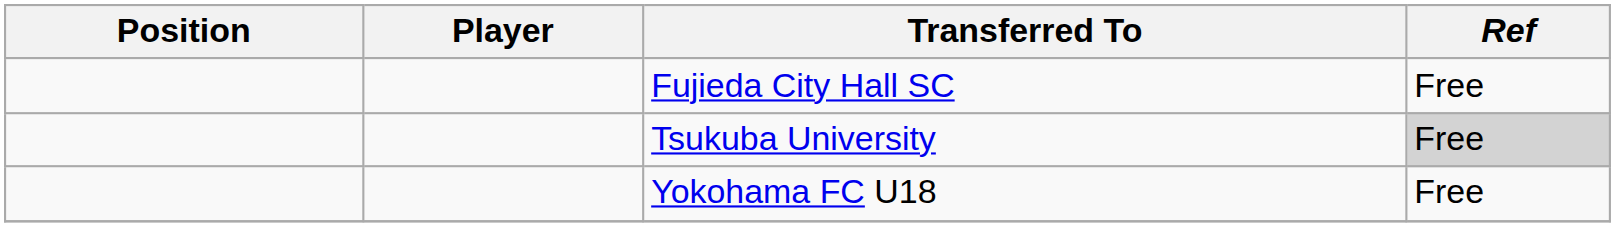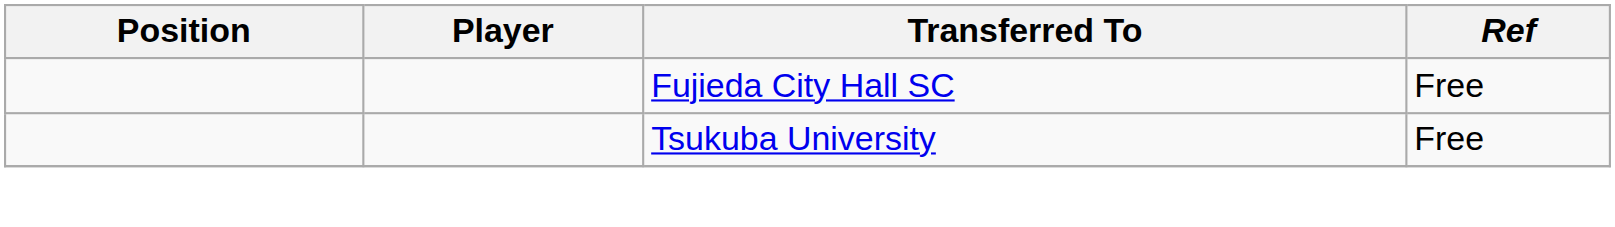(1449, 138) lightgrey background -> (1449, 138) no background
- row: (794, 192)
